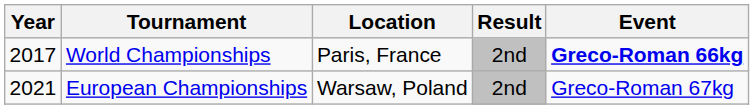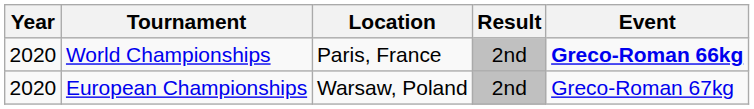(33, 55) 2017 -> (33, 55) 2020
(33, 88) 2021 -> (33, 88) 2020
